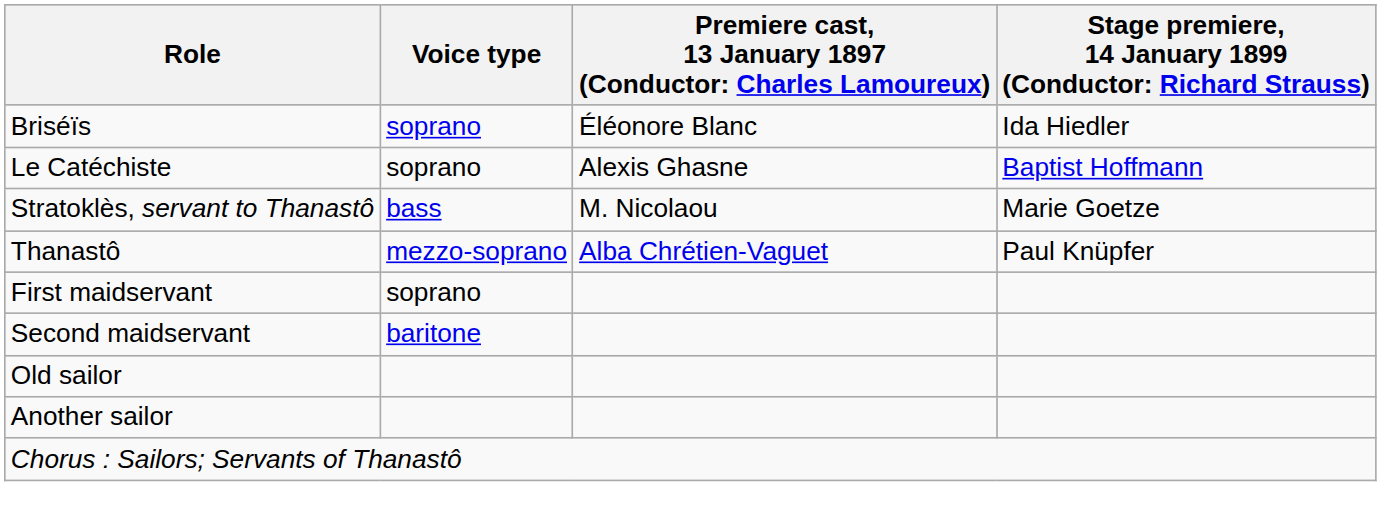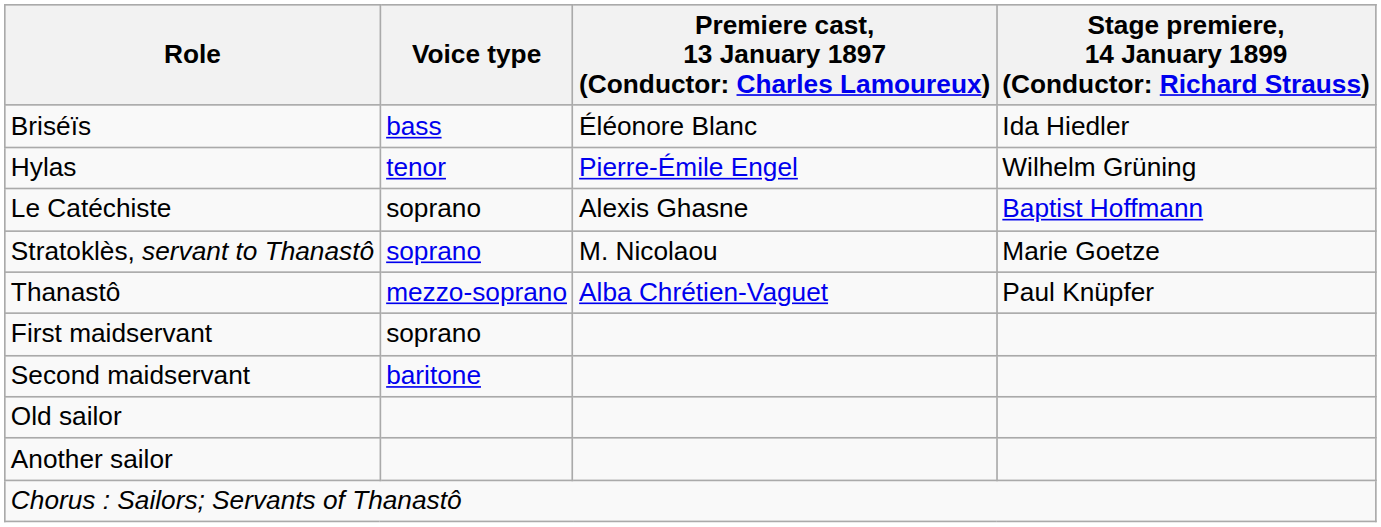(434, 125) soprano -> (414, 125) bass
+ row: (44, 167)
(414, 209) bass -> (434, 250) soprano
